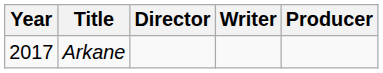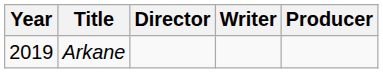(31, 51) 2017 -> (31, 51) 2019
